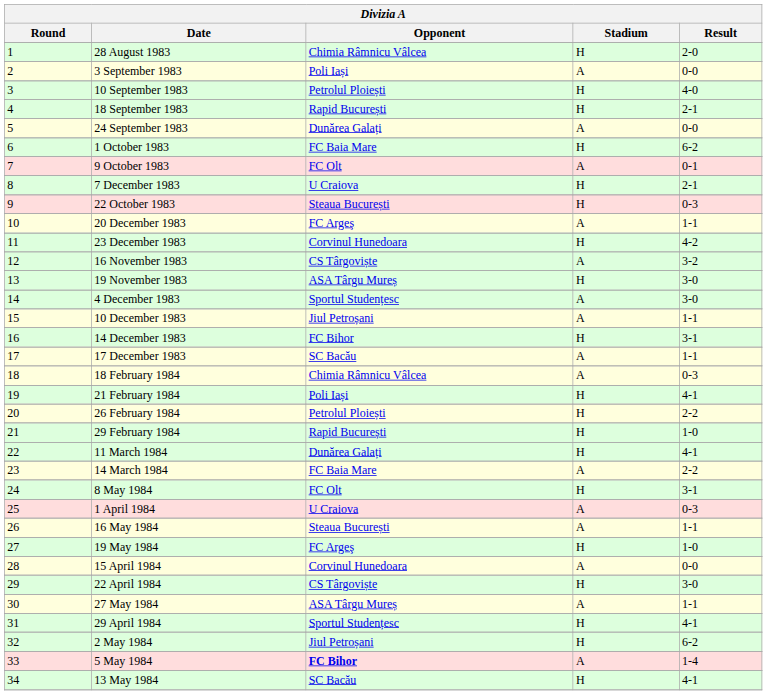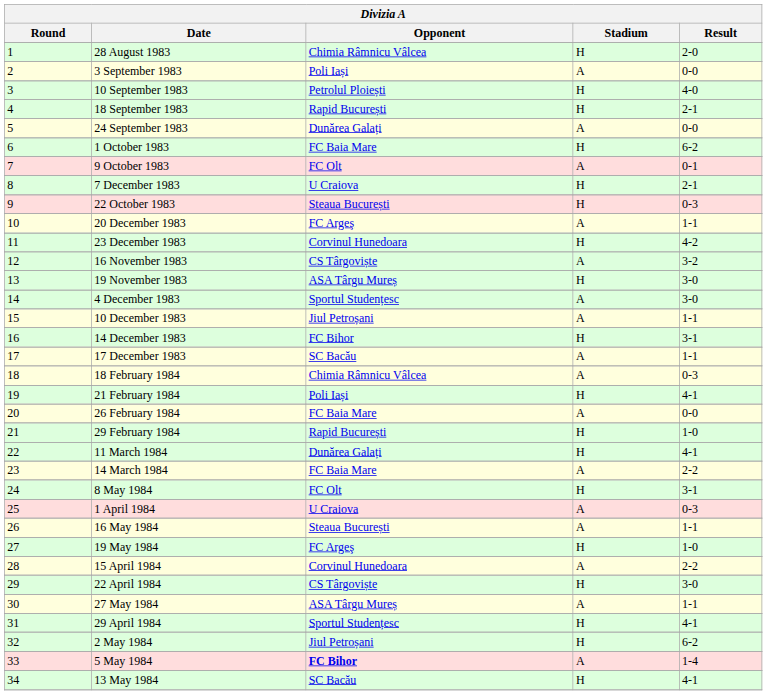(347, 413) Petrolul Ploiești -> (343, 413) FC Baia Mare
(580, 413) H -> (580, 413) A
(690, 413) 2-2 -> (690, 413) 0-0
(690, 565) 0-0 -> (690, 565) 2-2
